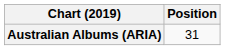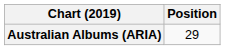(192, 34) 31 -> (192, 34) 29
